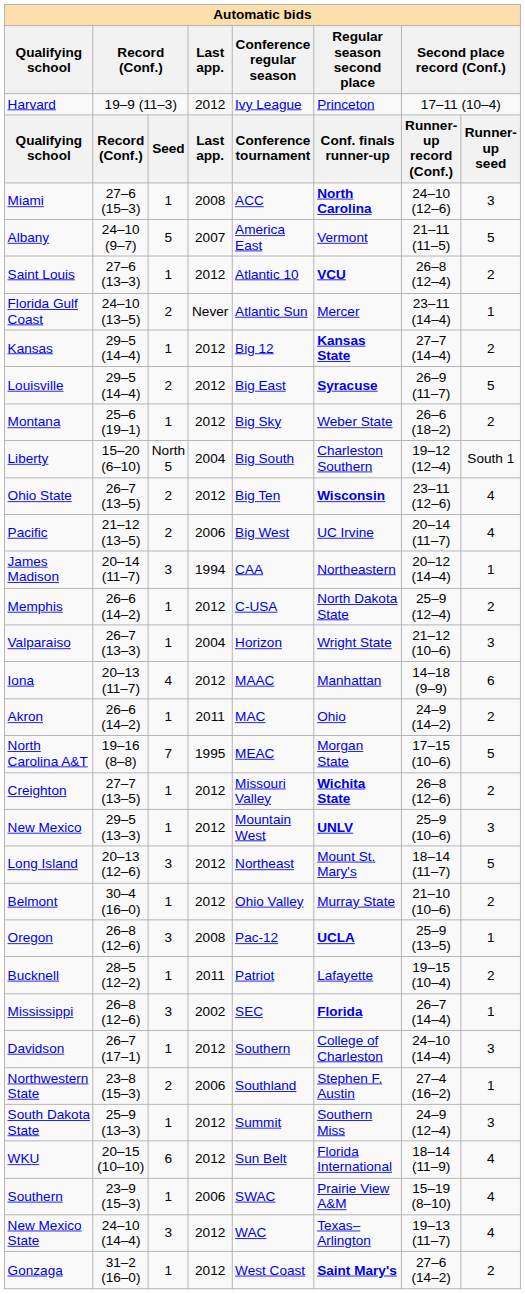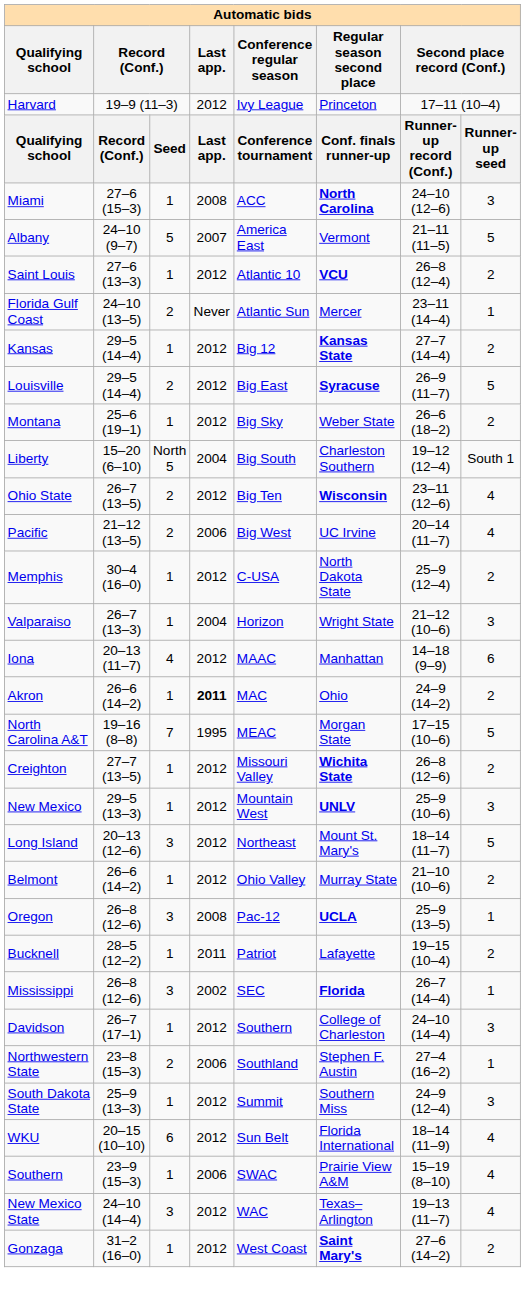- row: (33, 569)
(121, 606) 26–6 (14–2) -> (122, 577) 30–4 (16–0)
(210, 717) normal -> (212, 695) bold
(121, 901) 30–4 (16–0) -> (122, 879) 26–6 (14–2)
